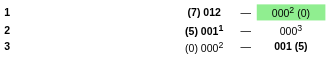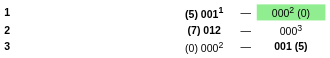(204, 12) (7) 012 -> (204, 12) (5) 0011
(204, 30) (5) 0011 -> (204, 30) (7) 012
